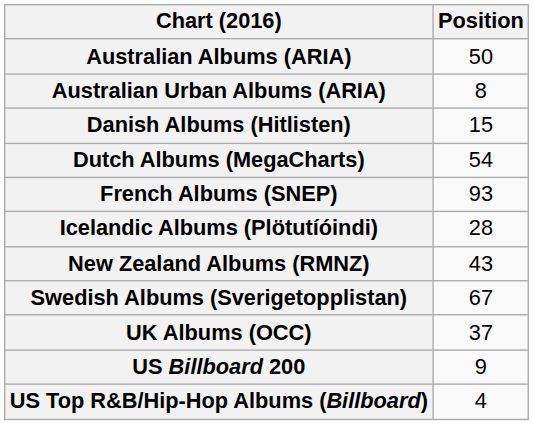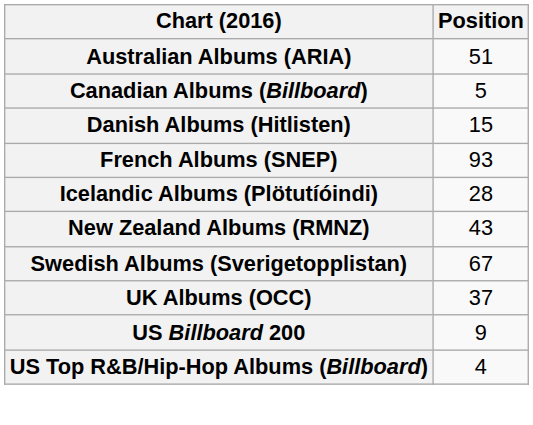(481, 56) 50 -> (481, 56) 51
- row: (219, 90)
+ row: (219, 90)
- row: (219, 159)
